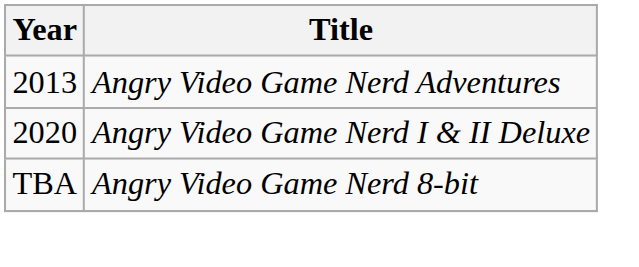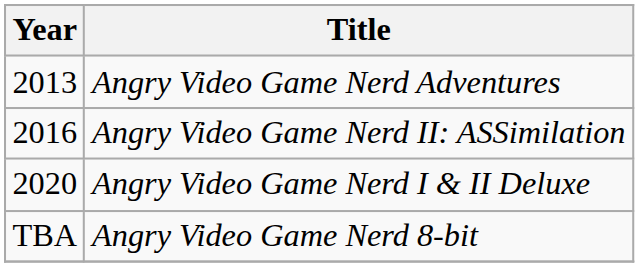+ row: (359, 132)
